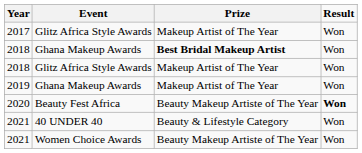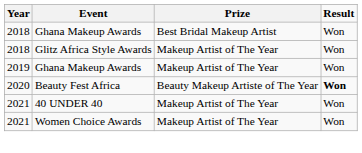- row: (18, 31)
(221, 49) bold -> (217, 31) normal
(223, 121) Beauty & Lifestyle Category -> (217, 103) Makeup Artist of The Year
(237, 139) Beauty Makeup Artiste of The Year -> (217, 121) Makeup Artist of The Year
